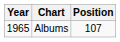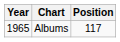(93, 28) 107 -> (93, 28) 117
